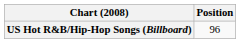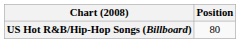(215, 30) 96 -> (215, 30) 80
